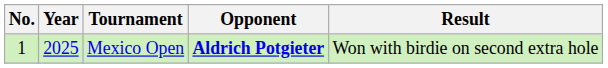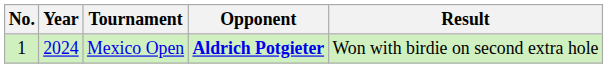(61, 48) 2025 -> (61, 48) 2024
